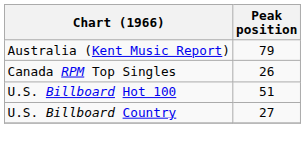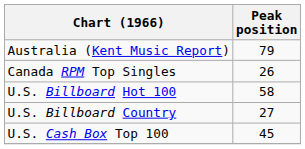(267, 92) 51 -> (267, 92) 58
+ row: (88, 133)
